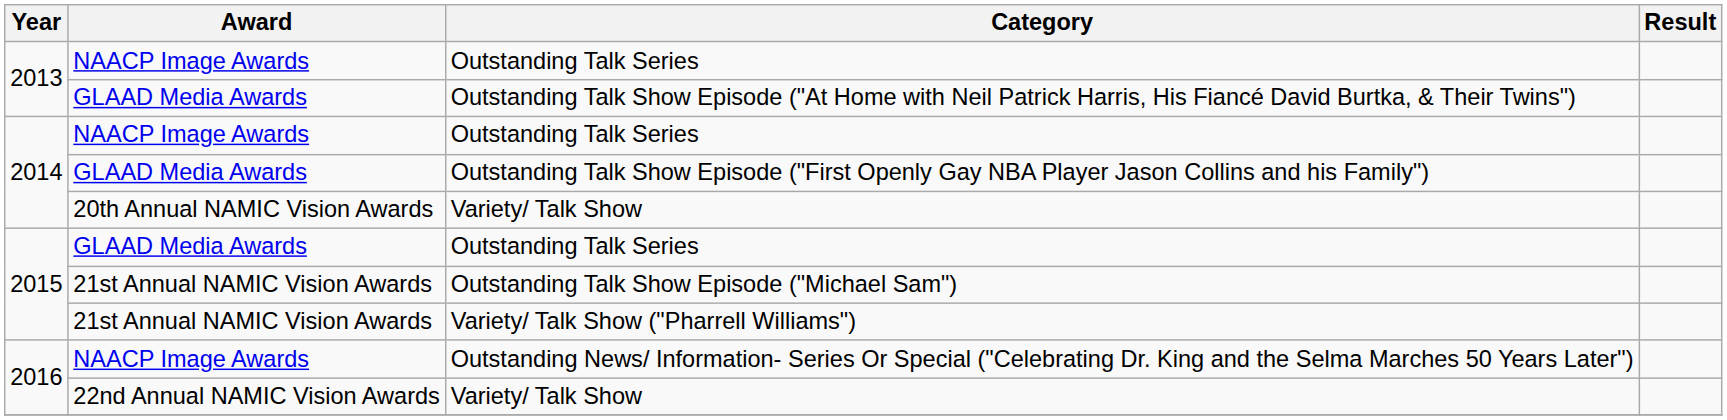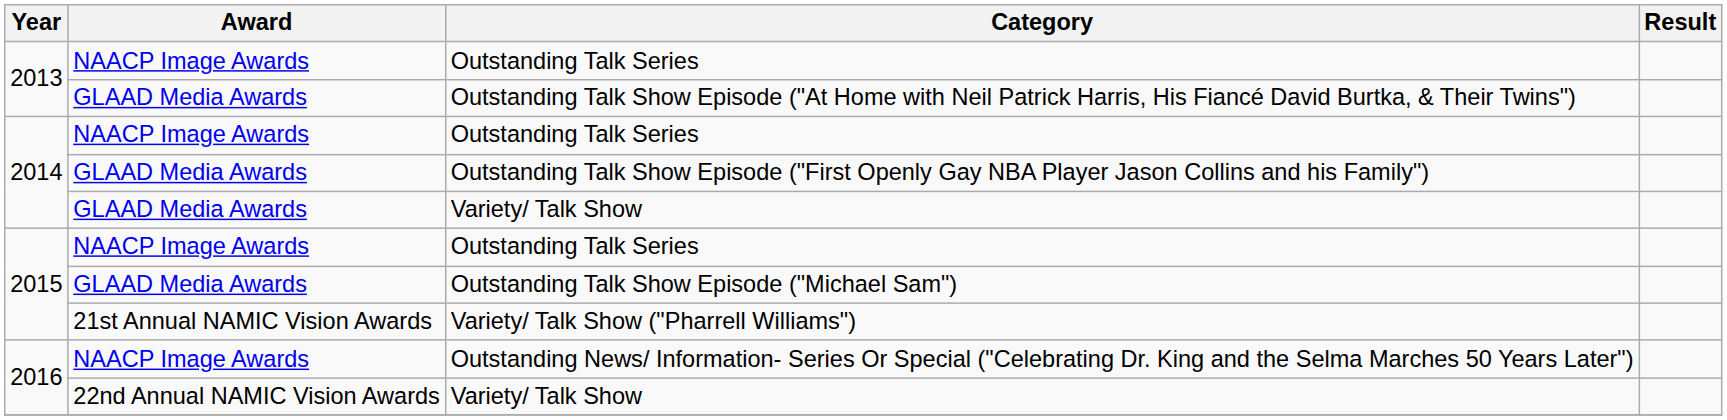(253, 209) 20th Annual NAMIC Vision Awards -> (190, 209) GLAAD Media Awards
(190, 246) GLAAD Media Awards -> (191, 246) NAACP Image Awards
(253, 284) 21st Annual NAMIC Vision Awards -> (190, 284) GLAAD Media Awards
